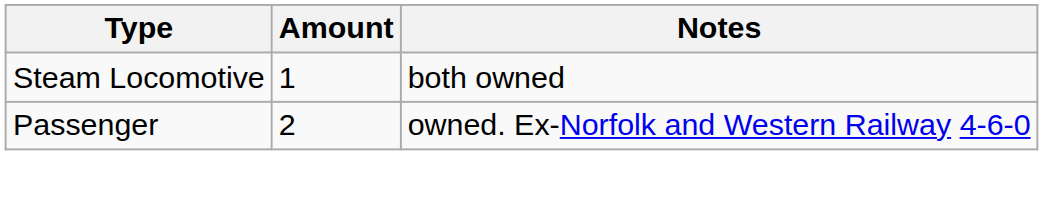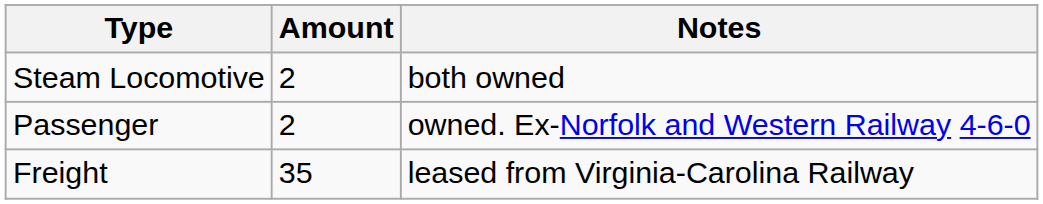(287, 76) 1 -> (287, 76) 2
+ row: (60, 173)
